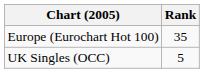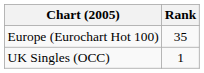(181, 57) 5 -> (181, 57) 1
